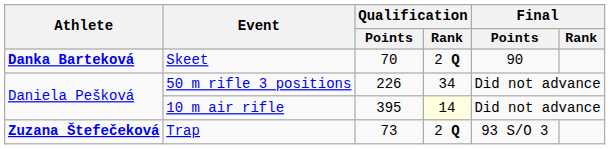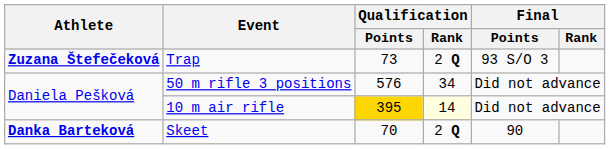rows swapped: (187, 61) <-> (183, 131)
(389, 84) 226 -> (389, 84) 576
(389, 108) no background -> (389, 108) gold background
